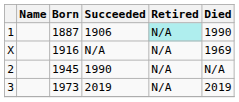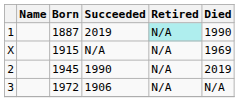(98, 32) 1906 -> (98, 32) 2019
(66, 51) 1916 -> (66, 51) 1915
(215, 69) N/A -> (218, 69) 2019
(66, 87) 1973 -> (66, 87) 1972
(98, 87) 2019 -> (98, 87) 1906
(218, 87) 2019 -> (215, 87) N/A
